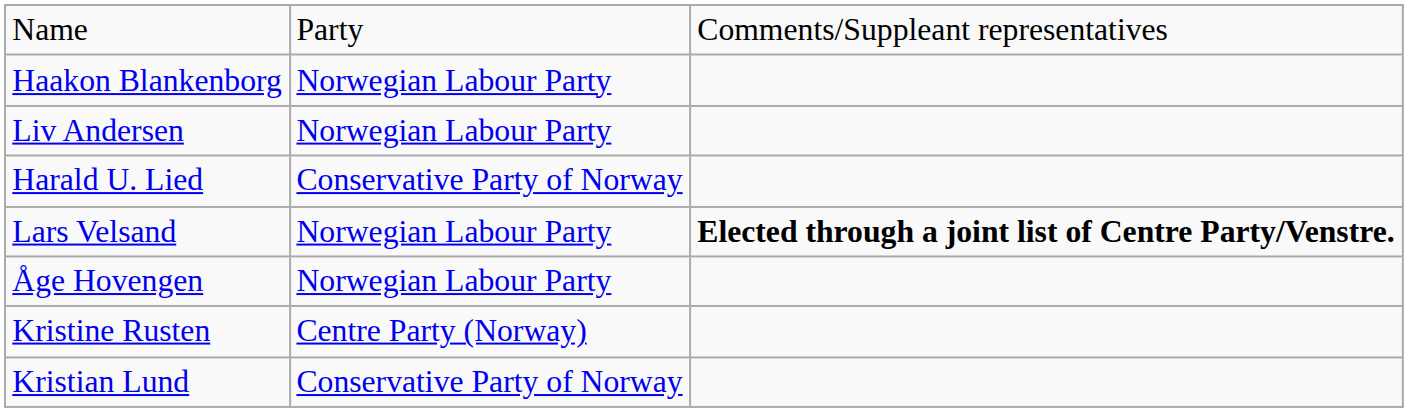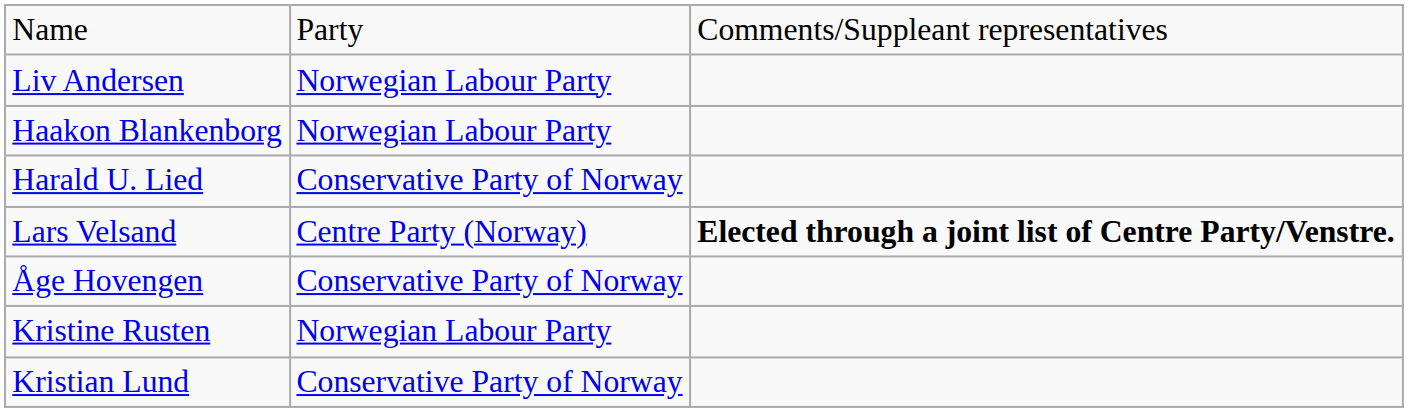rows swapped: (98, 130) <-> (147, 79)
(454, 230) Norwegian Labour Party -> (442, 230) Centre Party (Norway)
(454, 280) Norwegian Labour Party -> (490, 280) Conservative Party of Norway
(442, 331) Centre Party (Norway) -> (454, 331) Norwegian Labour Party
